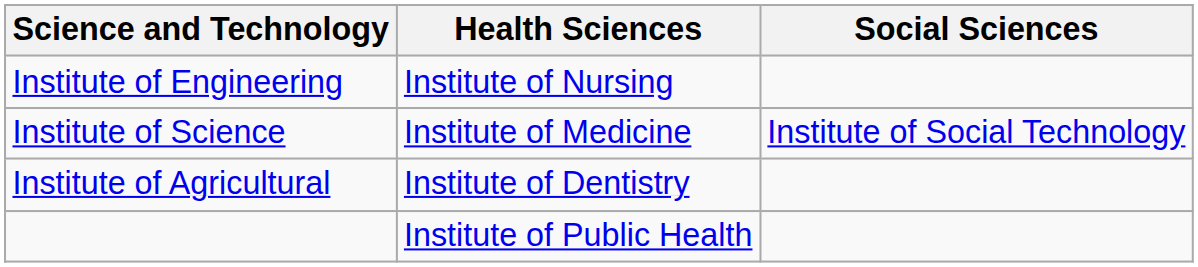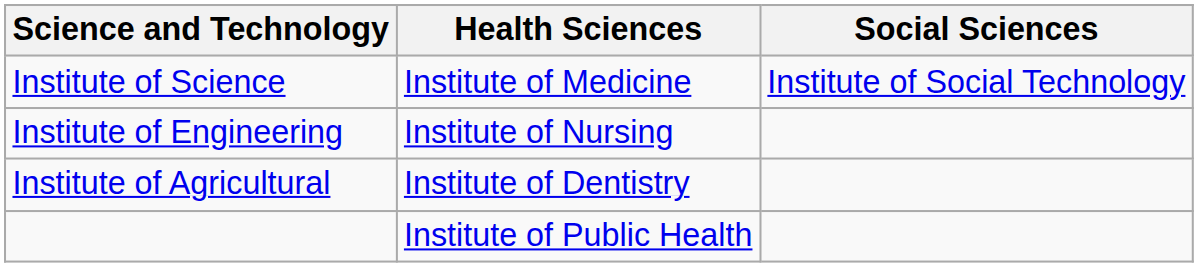rows swapped: (149, 132) <-> (178, 81)
